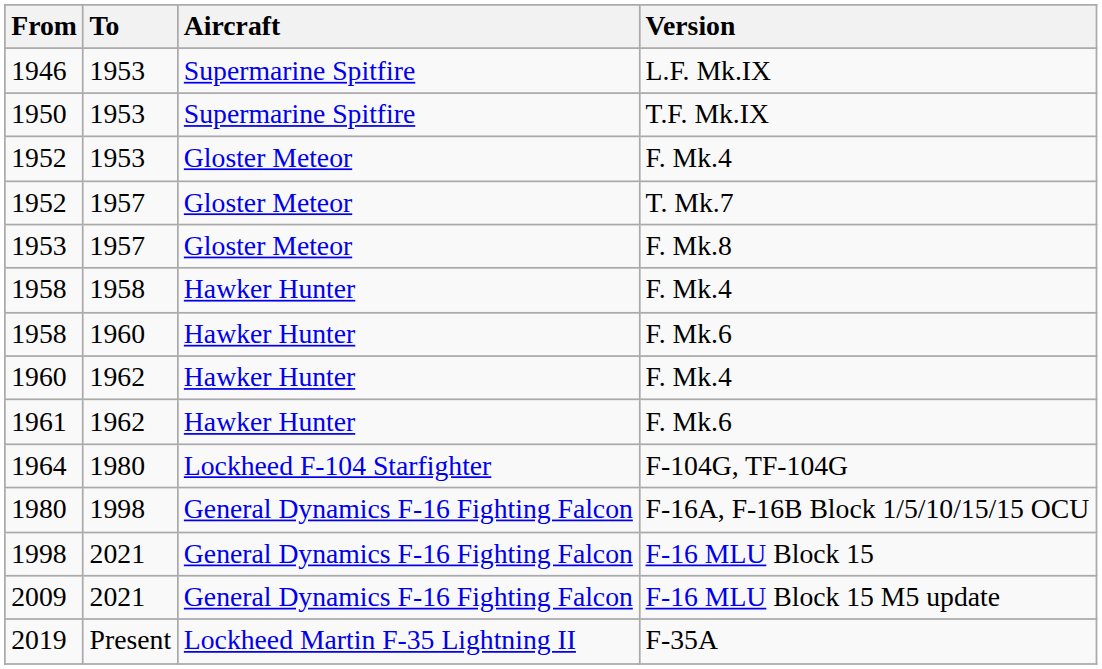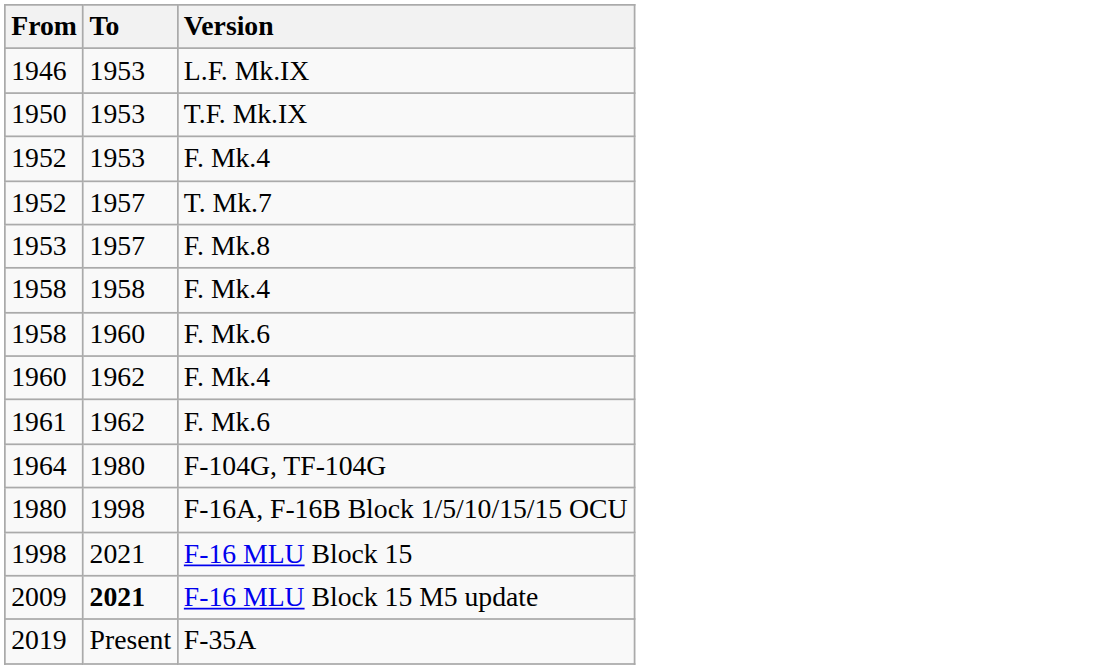- column: (232, 26)
(117, 597) normal -> (117, 597) bold
